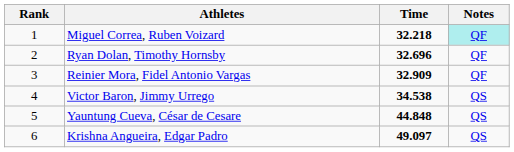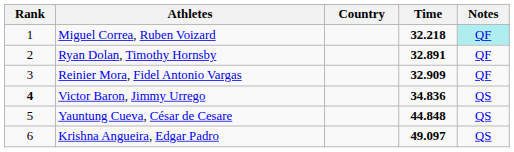+ column: (362, 14)
(414, 55) 32.696 -> (428, 55) 32.891
(34, 95) normal -> (30, 95) bold
(414, 95) 34.538 -> (428, 95) 34.836
